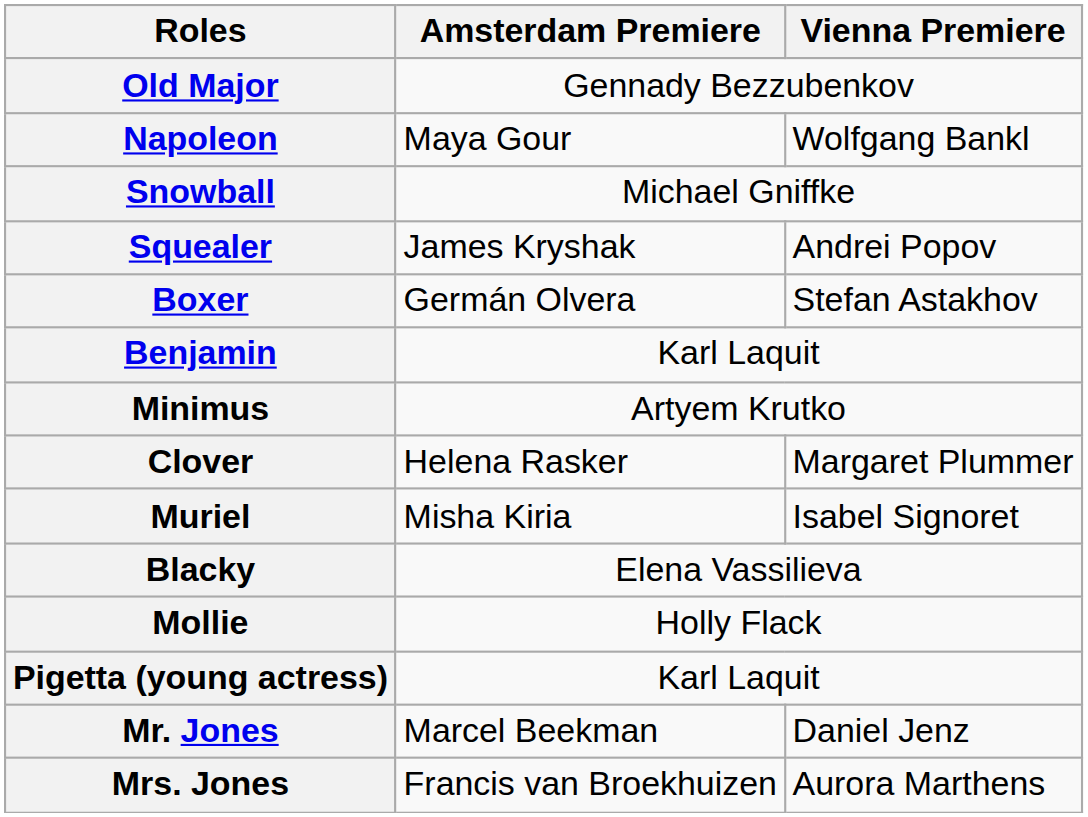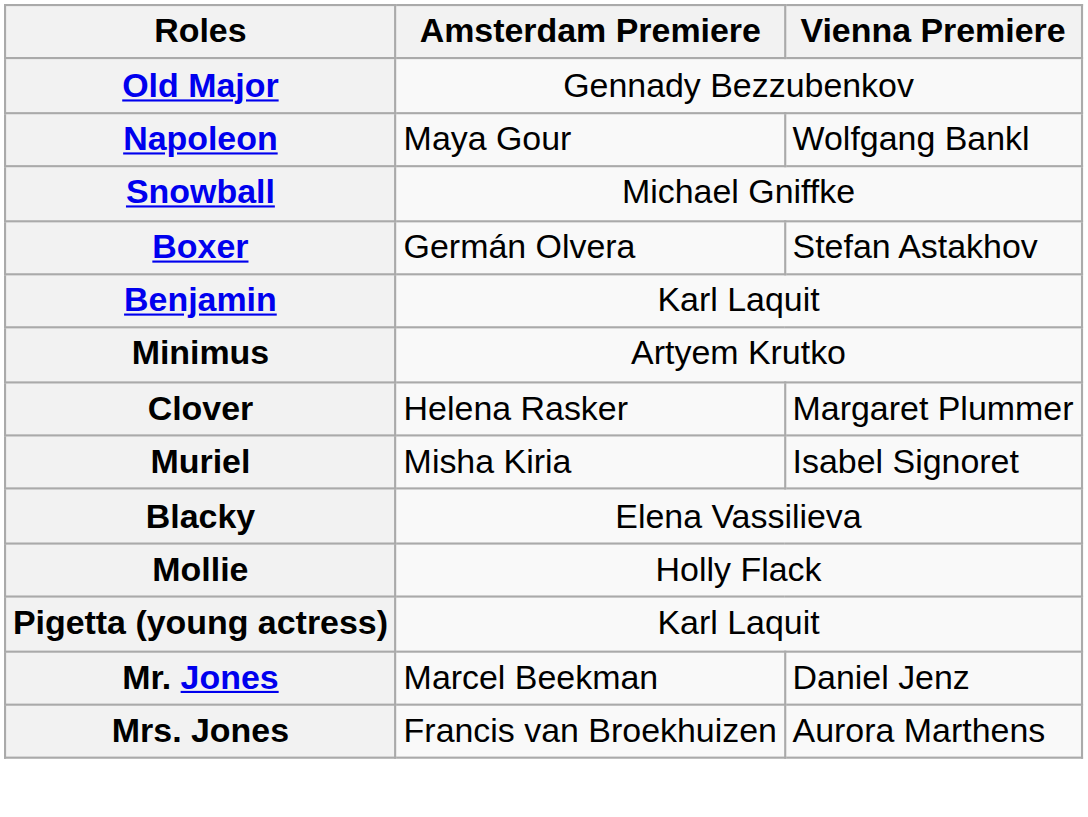- row: (200, 246)
